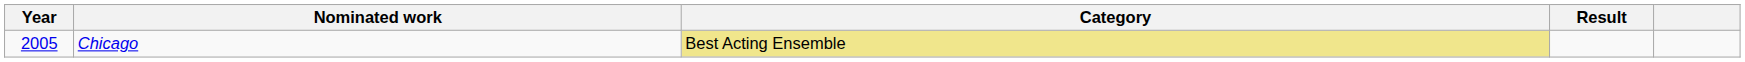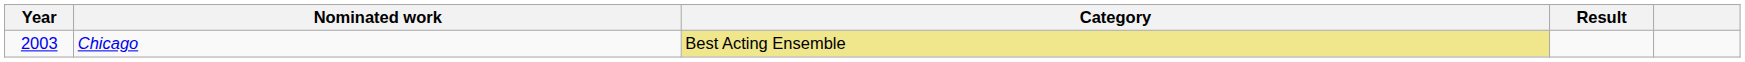(39, 43) 2005 -> (39, 43) 2003
